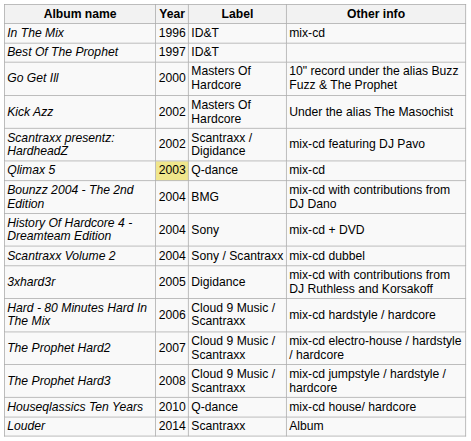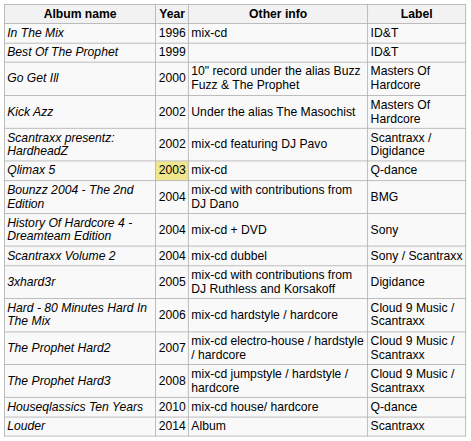columns swapped: (237, 14) <-> (376, 14)
(172, 52) 1997 -> (172, 52) 1999
